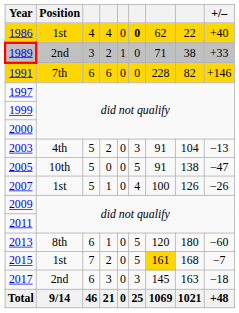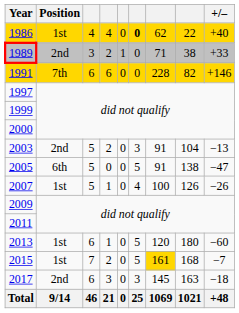(60, 148) 4th -> (60, 148) 2nd
(60, 167) 10th -> (60, 167) 6th
(60, 242) 8th -> (60, 242) 1st
